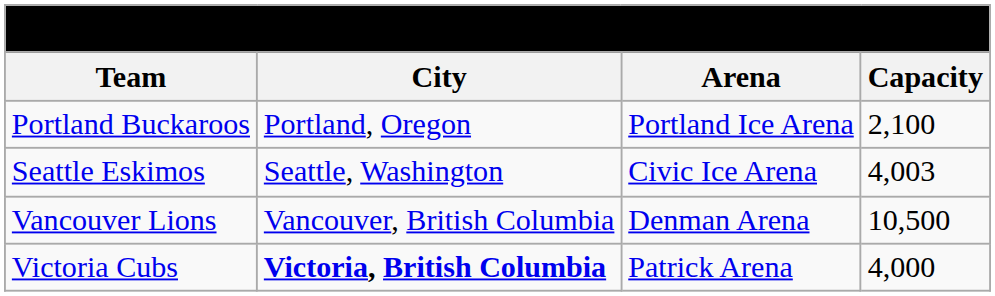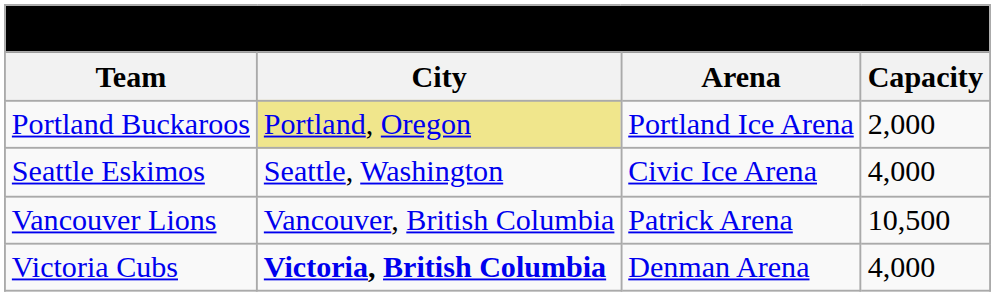(367, 123) no background -> (367, 123) khaki background
(901, 123) 2,100 -> (901, 123) 2,000
(901, 171) 4,003 -> (901, 171) 4,000
(719, 219) Denman Arena -> (711, 219) Patrick Arena
(711, 266) Patrick Arena -> (719, 266) Denman Arena
